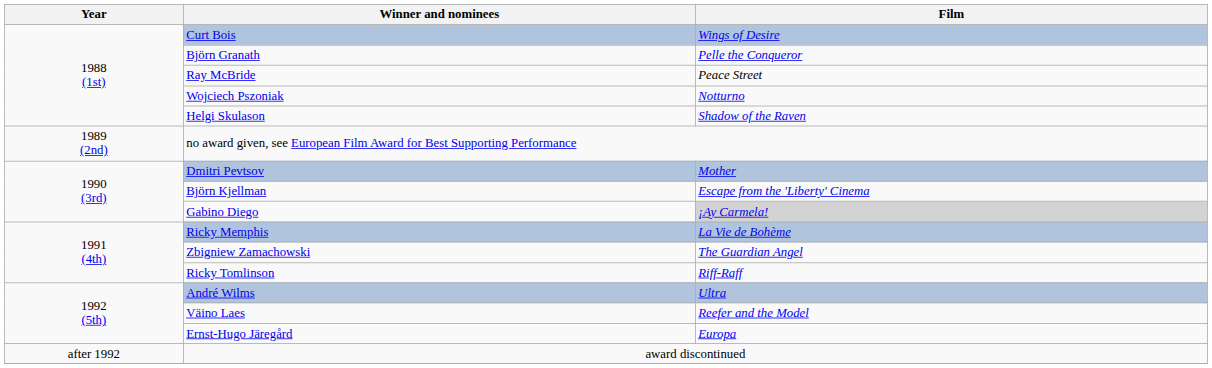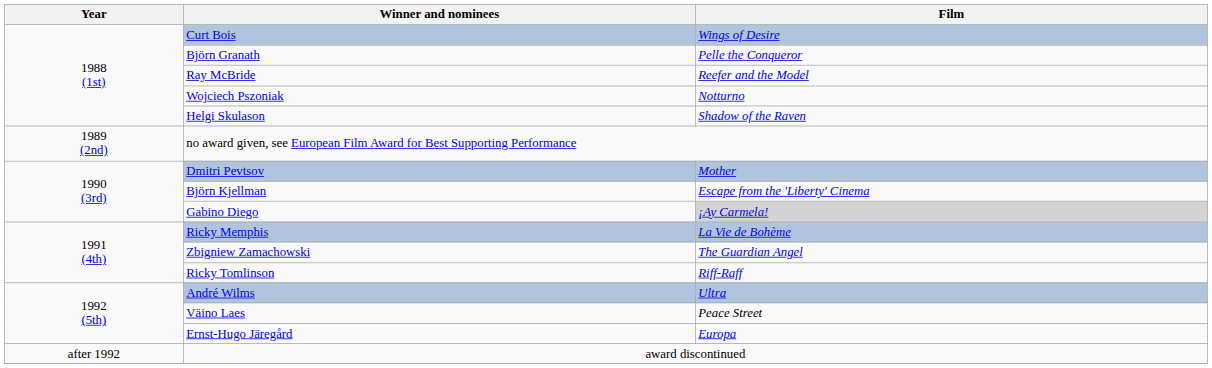(730, 75) Peace Street -> (754, 75) Reefer and the Model
(754, 313) Reefer and the Model -> (730, 313) Peace Street
